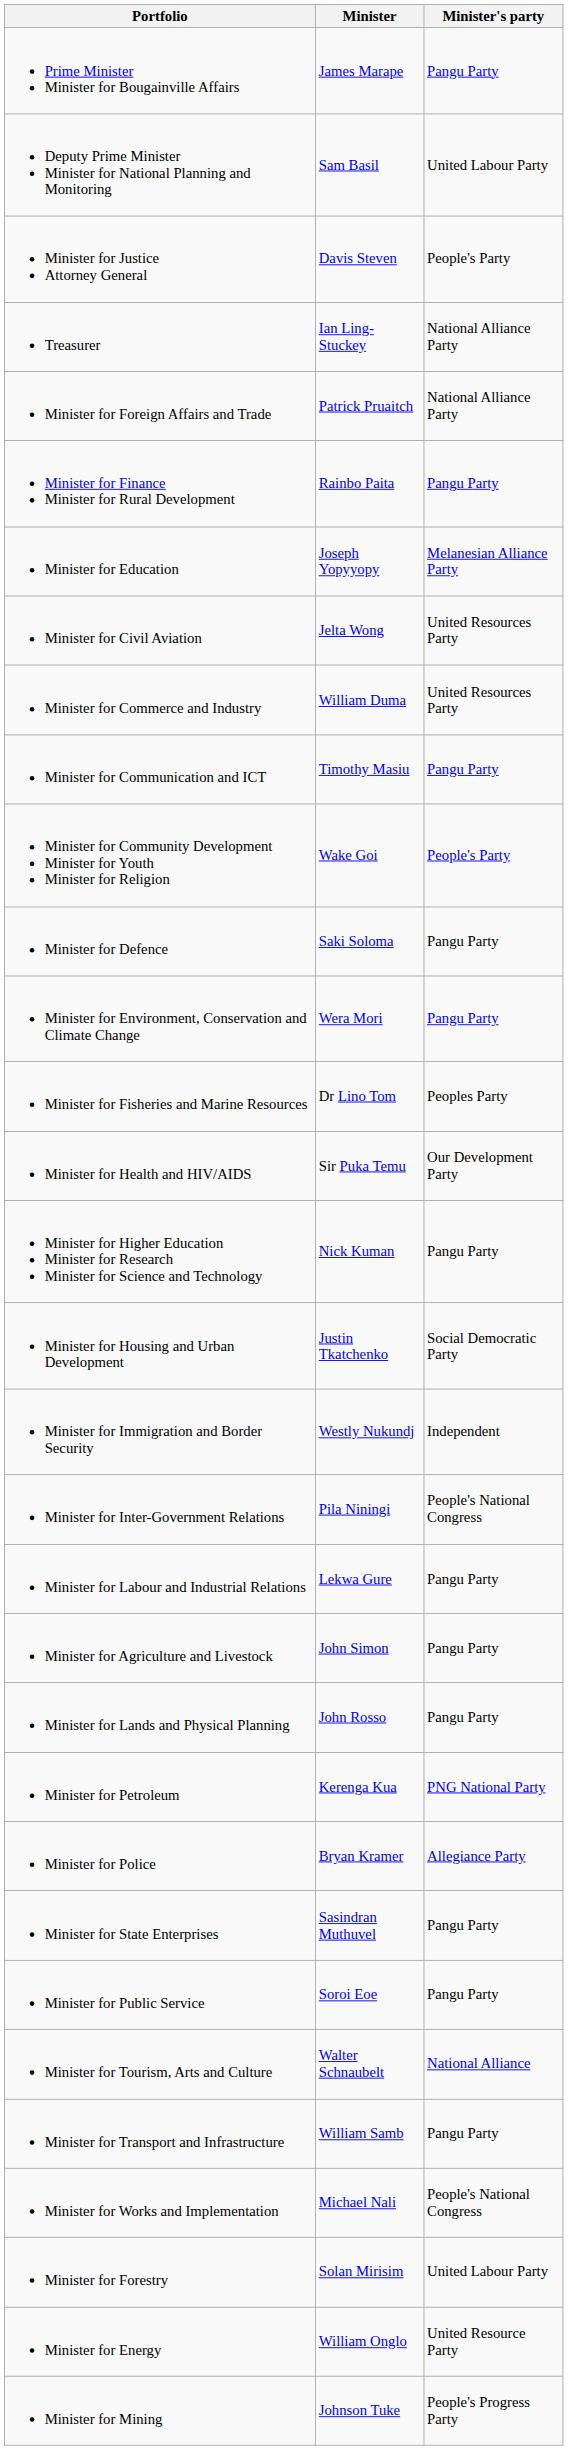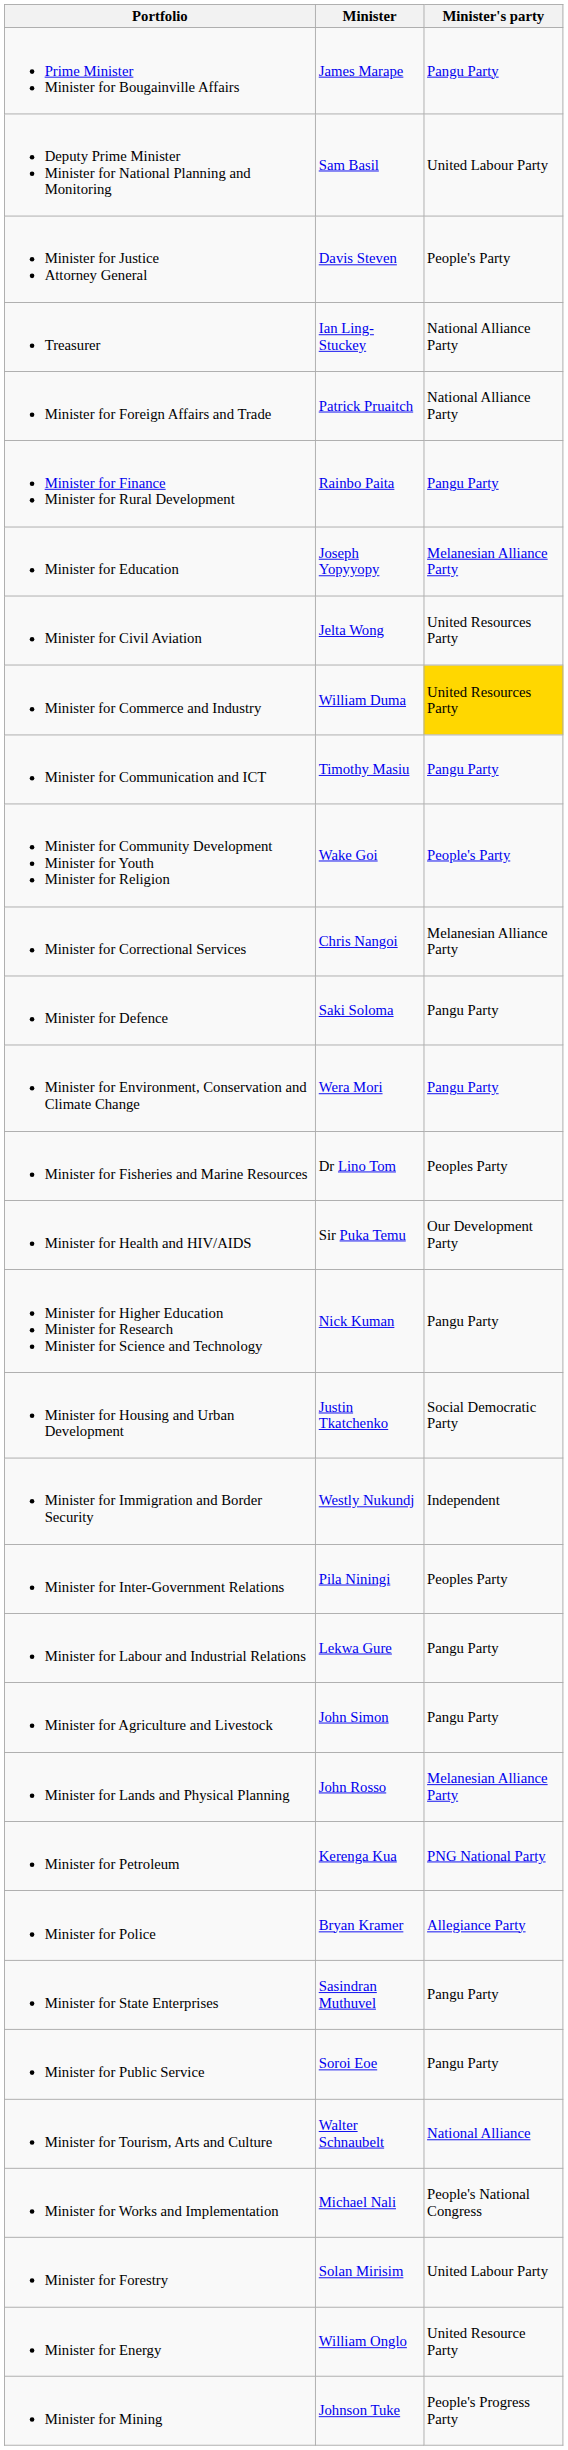(479, 700) no background -> (479, 700) gold background
+ row: (160, 949)
(478, 1509) People's National Congress -> (467, 1578) Peoples Party
(463, 1717) Pangu Party -> (487, 1786) Melanesian Alliance Party
- row: (160, 2142)
